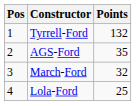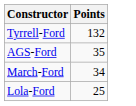- column: (16, 14)
(122, 72) 32 -> (99, 72) 34
